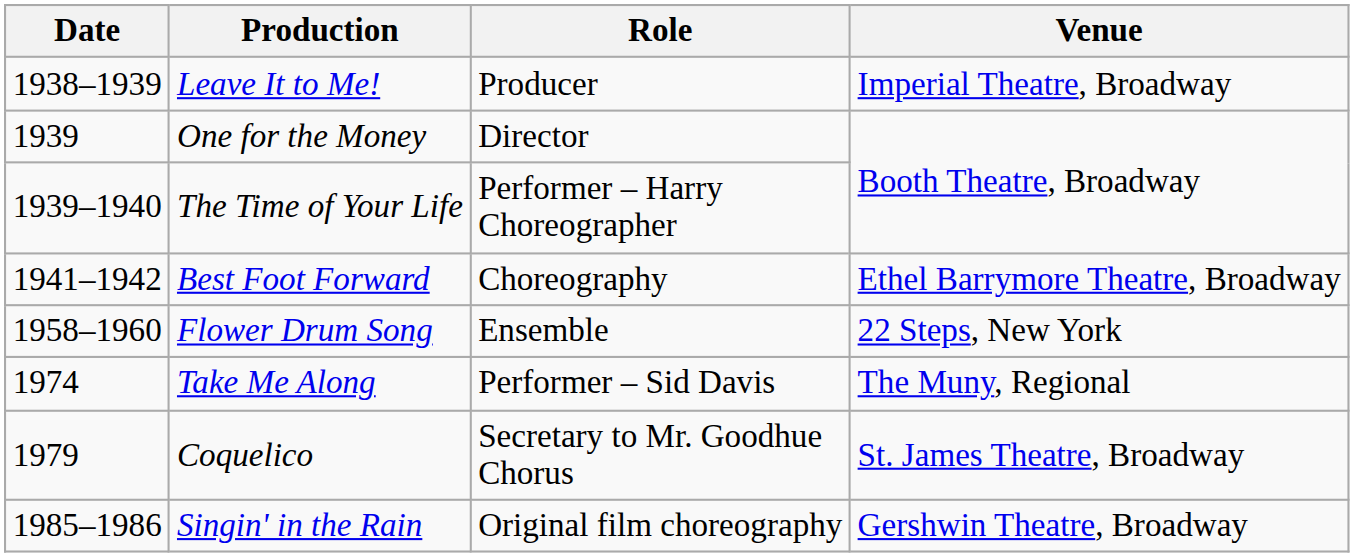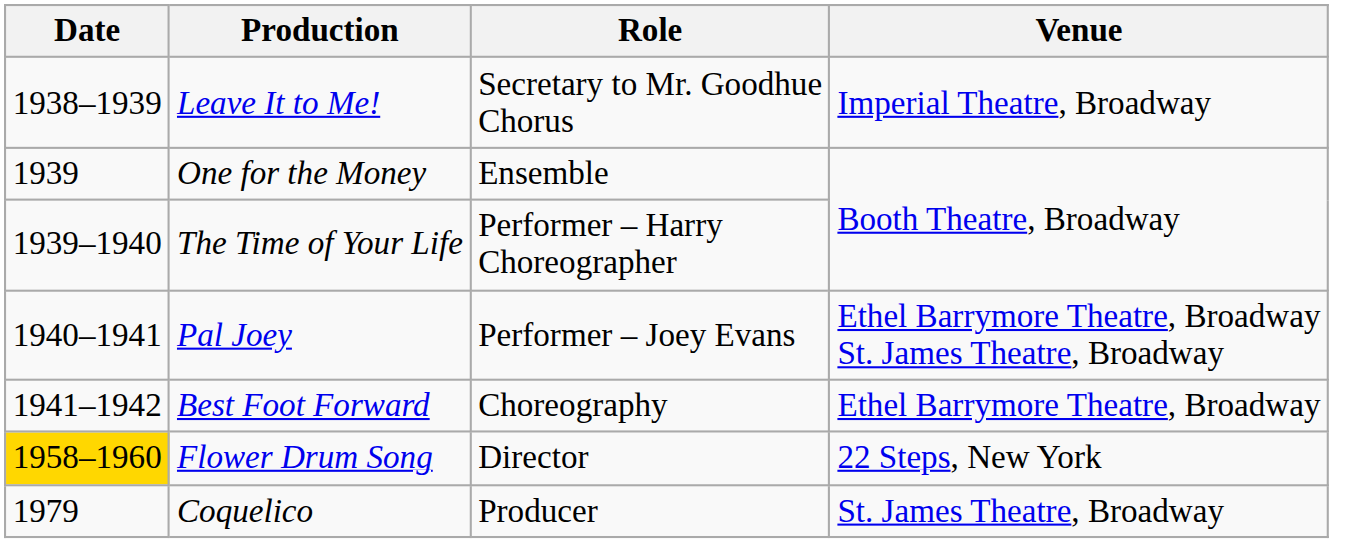(538, 83) Producer -> (650, 101) Secretary to Mr. Goodhue Chorus
(533, 135) Director -> (543, 173) Ensemble
+ row: (234, 334)
(87, 330) no background -> (87, 457) gold background
(543, 330) Ensemble -> (533, 457) Director
- row: (276, 383)
(650, 454) Secretary to Mr. Goodhue Chorus -> (538, 510) Producer
- row: (300, 525)
